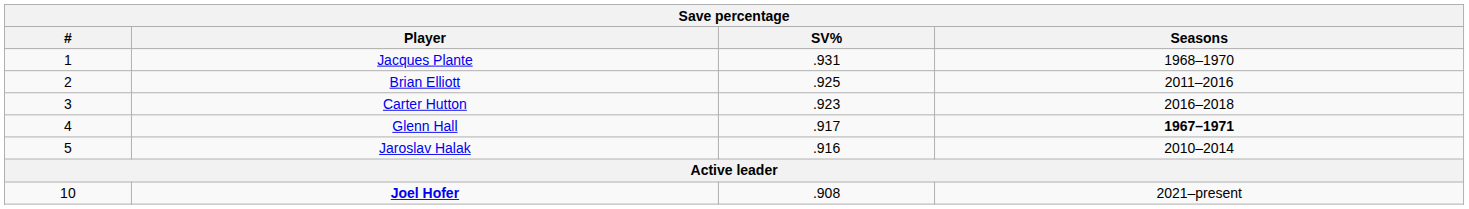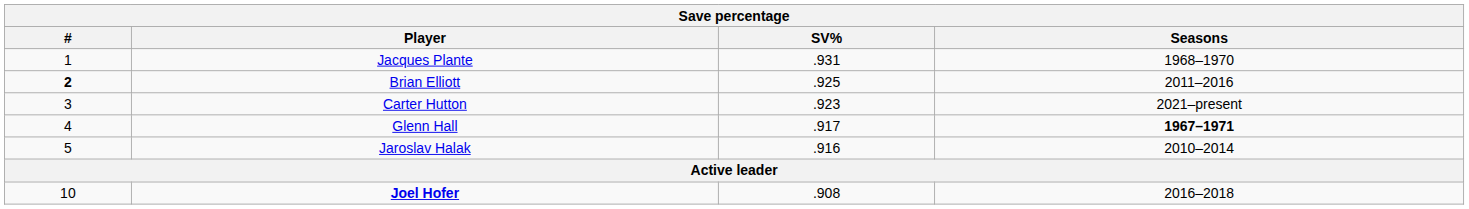(68, 82) normal -> (68, 82) bold
(1199, 104) 2016–2018 -> (1199, 104) 2021–present
(1199, 193) 2021–present -> (1199, 193) 2016–2018
